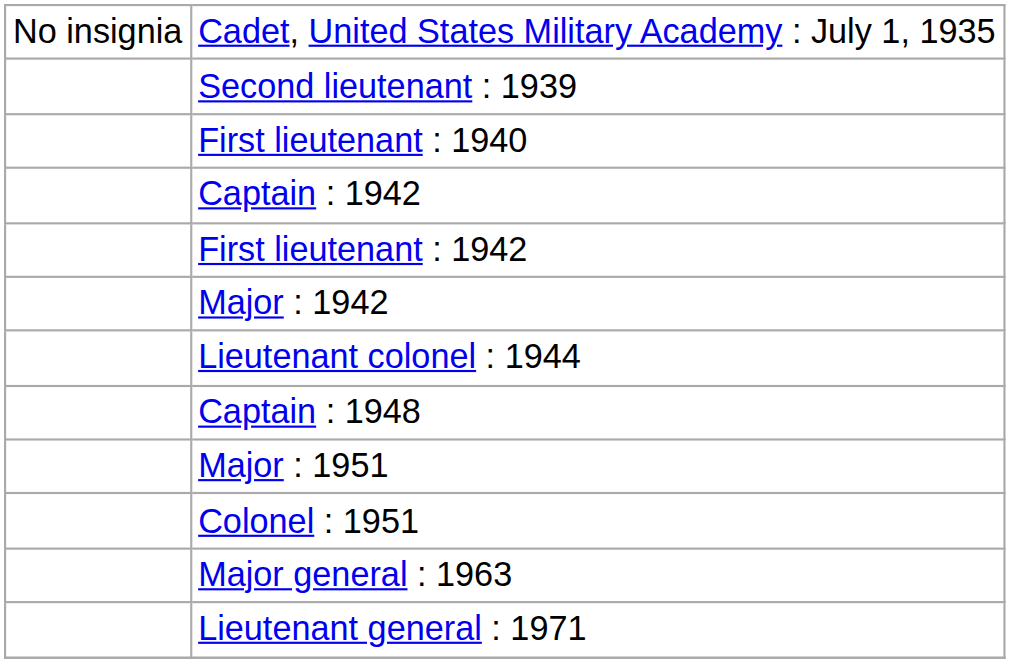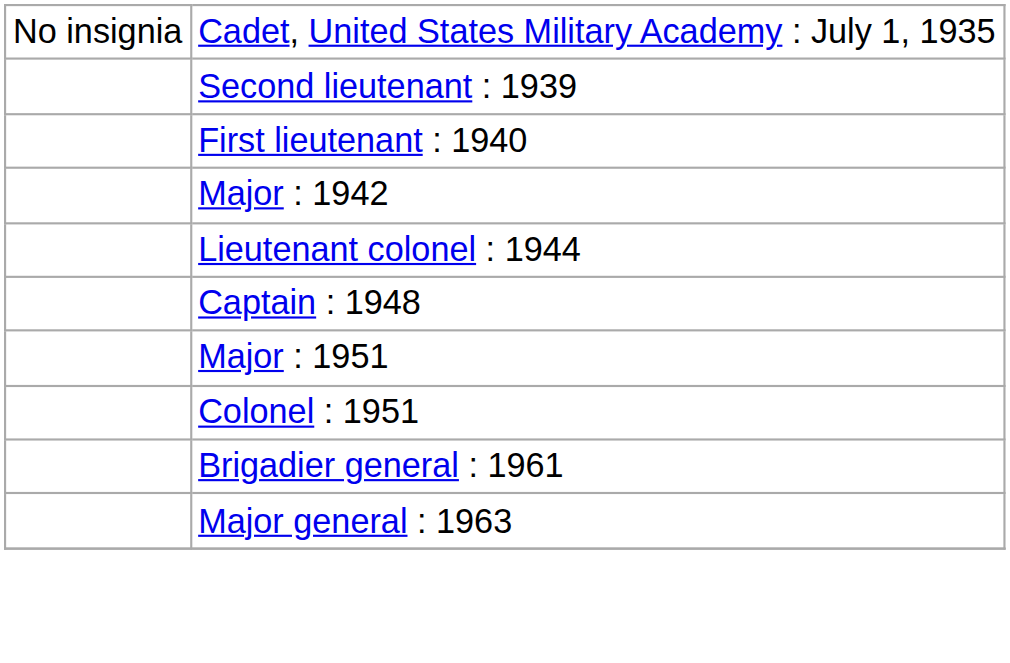- row: (310, 194)
- row: (363, 248)
+ row: (381, 466)
- row: (392, 628)
